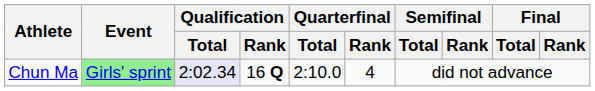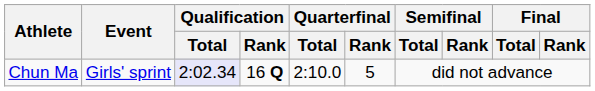(128, 72) lightgreen background -> (128, 72) no background
(370, 72) 4 -> (370, 72) 5
